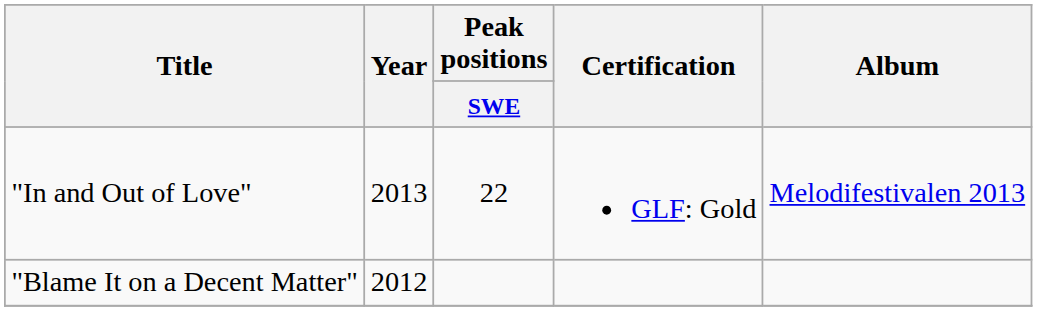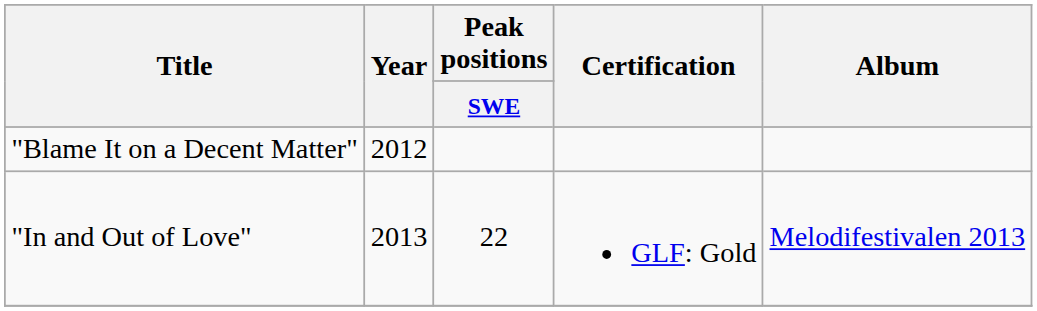rows swapped: (185, 282) <-> (132, 192)
